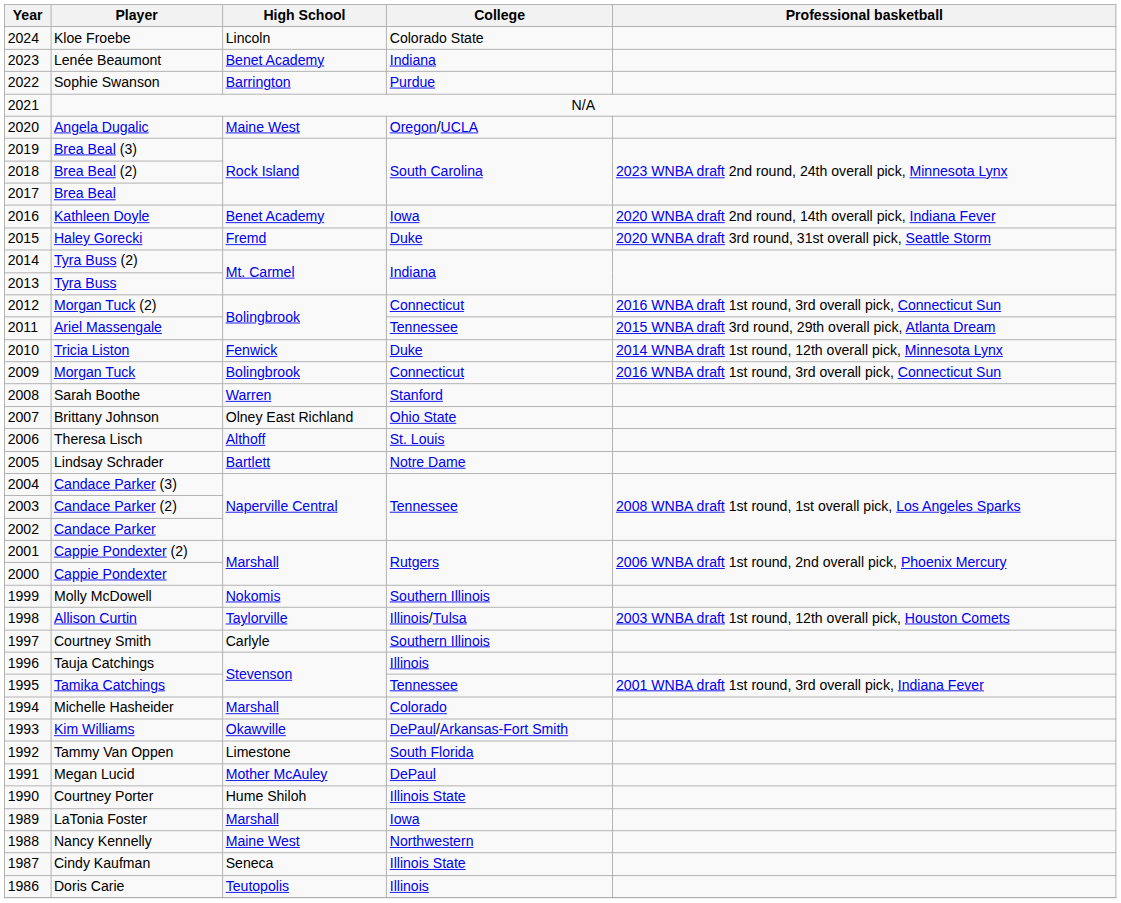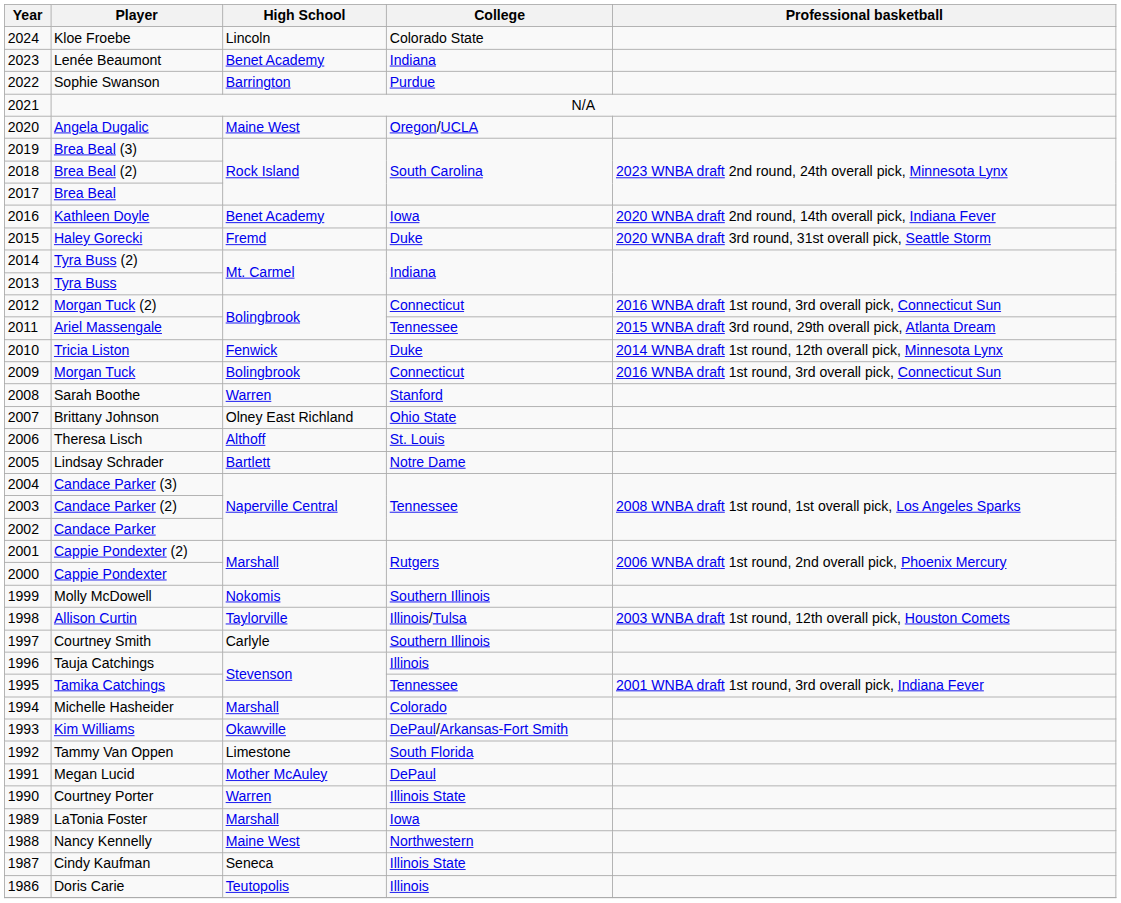(266, 797) Hume Shiloh -> (248, 797) Warren
